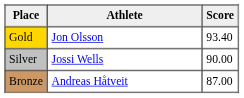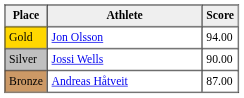(219, 37) 93.40 -> (219, 37) 94.00
